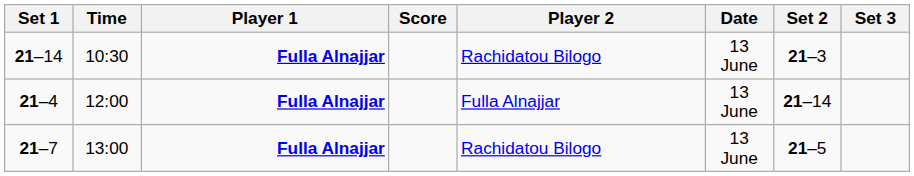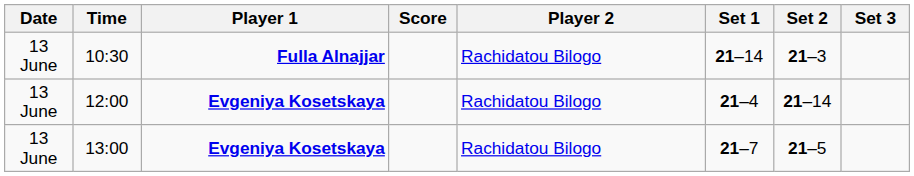columns swapped: (739, 19) <-> (39, 19)
(331, 102) Fulla Alnajjar -> (297, 102) Evgeniya Kosetskaya
(510, 102) Fulla Alnajjar -> (531, 102) Rachidatou Bilogo
(331, 149) Fulla Alnajjar -> (297, 149) Evgeniya Kosetskaya
